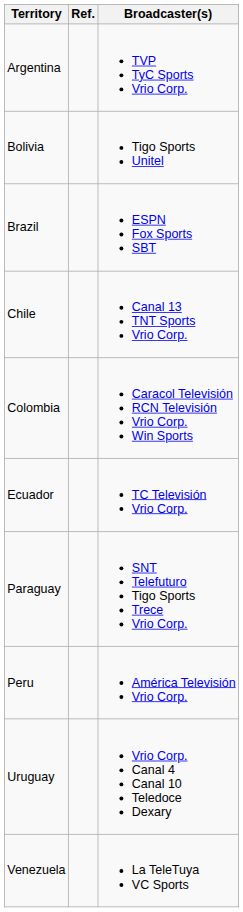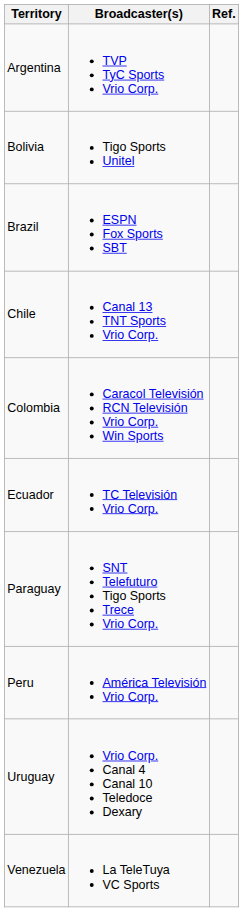columns swapped: (168, 14) <-> (83, 14)
